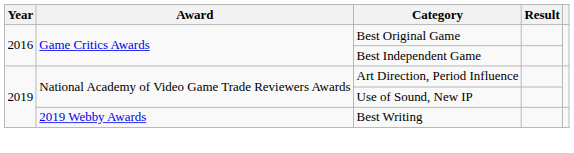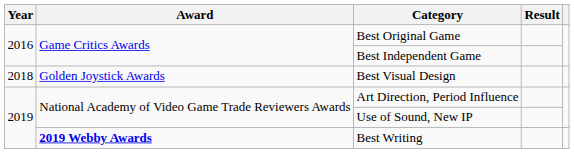+ row: (406, 76)
(93, 117) normal -> (96, 138) bold
